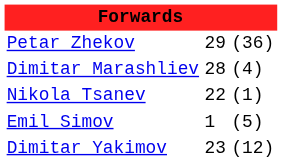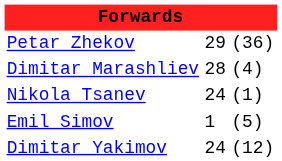(215, 95) 22 -> (215, 95) 24
(215, 147) 23 -> (215, 147) 24
